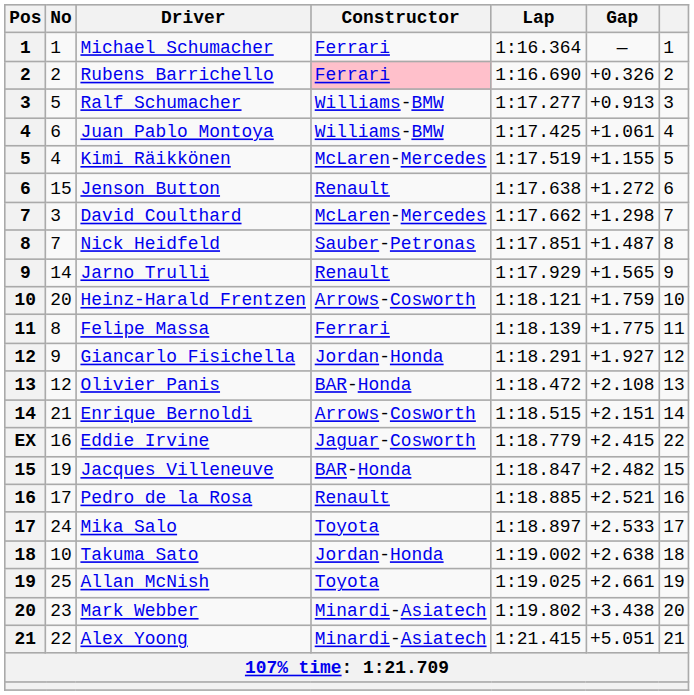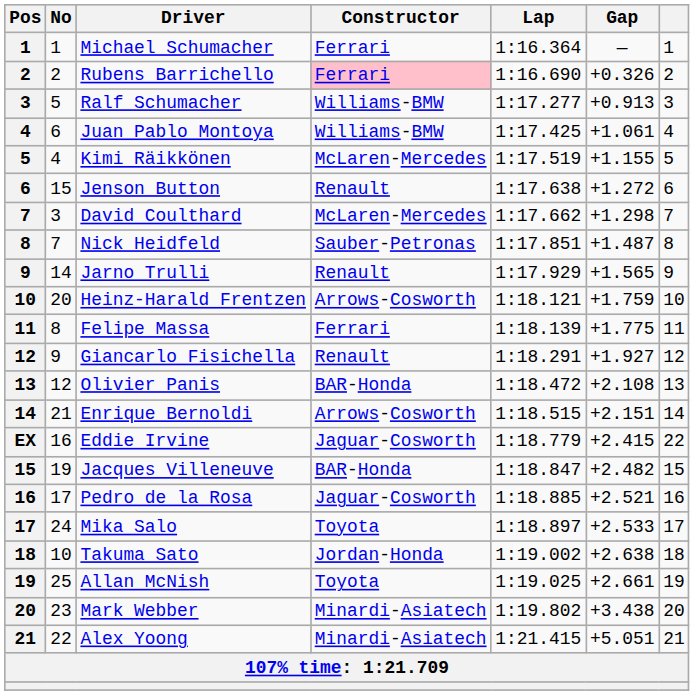(379, 357) Jordan-Honda -> (352, 357) Renault
(352, 498) Renault -> (395, 498) Jaguar-Cosworth
